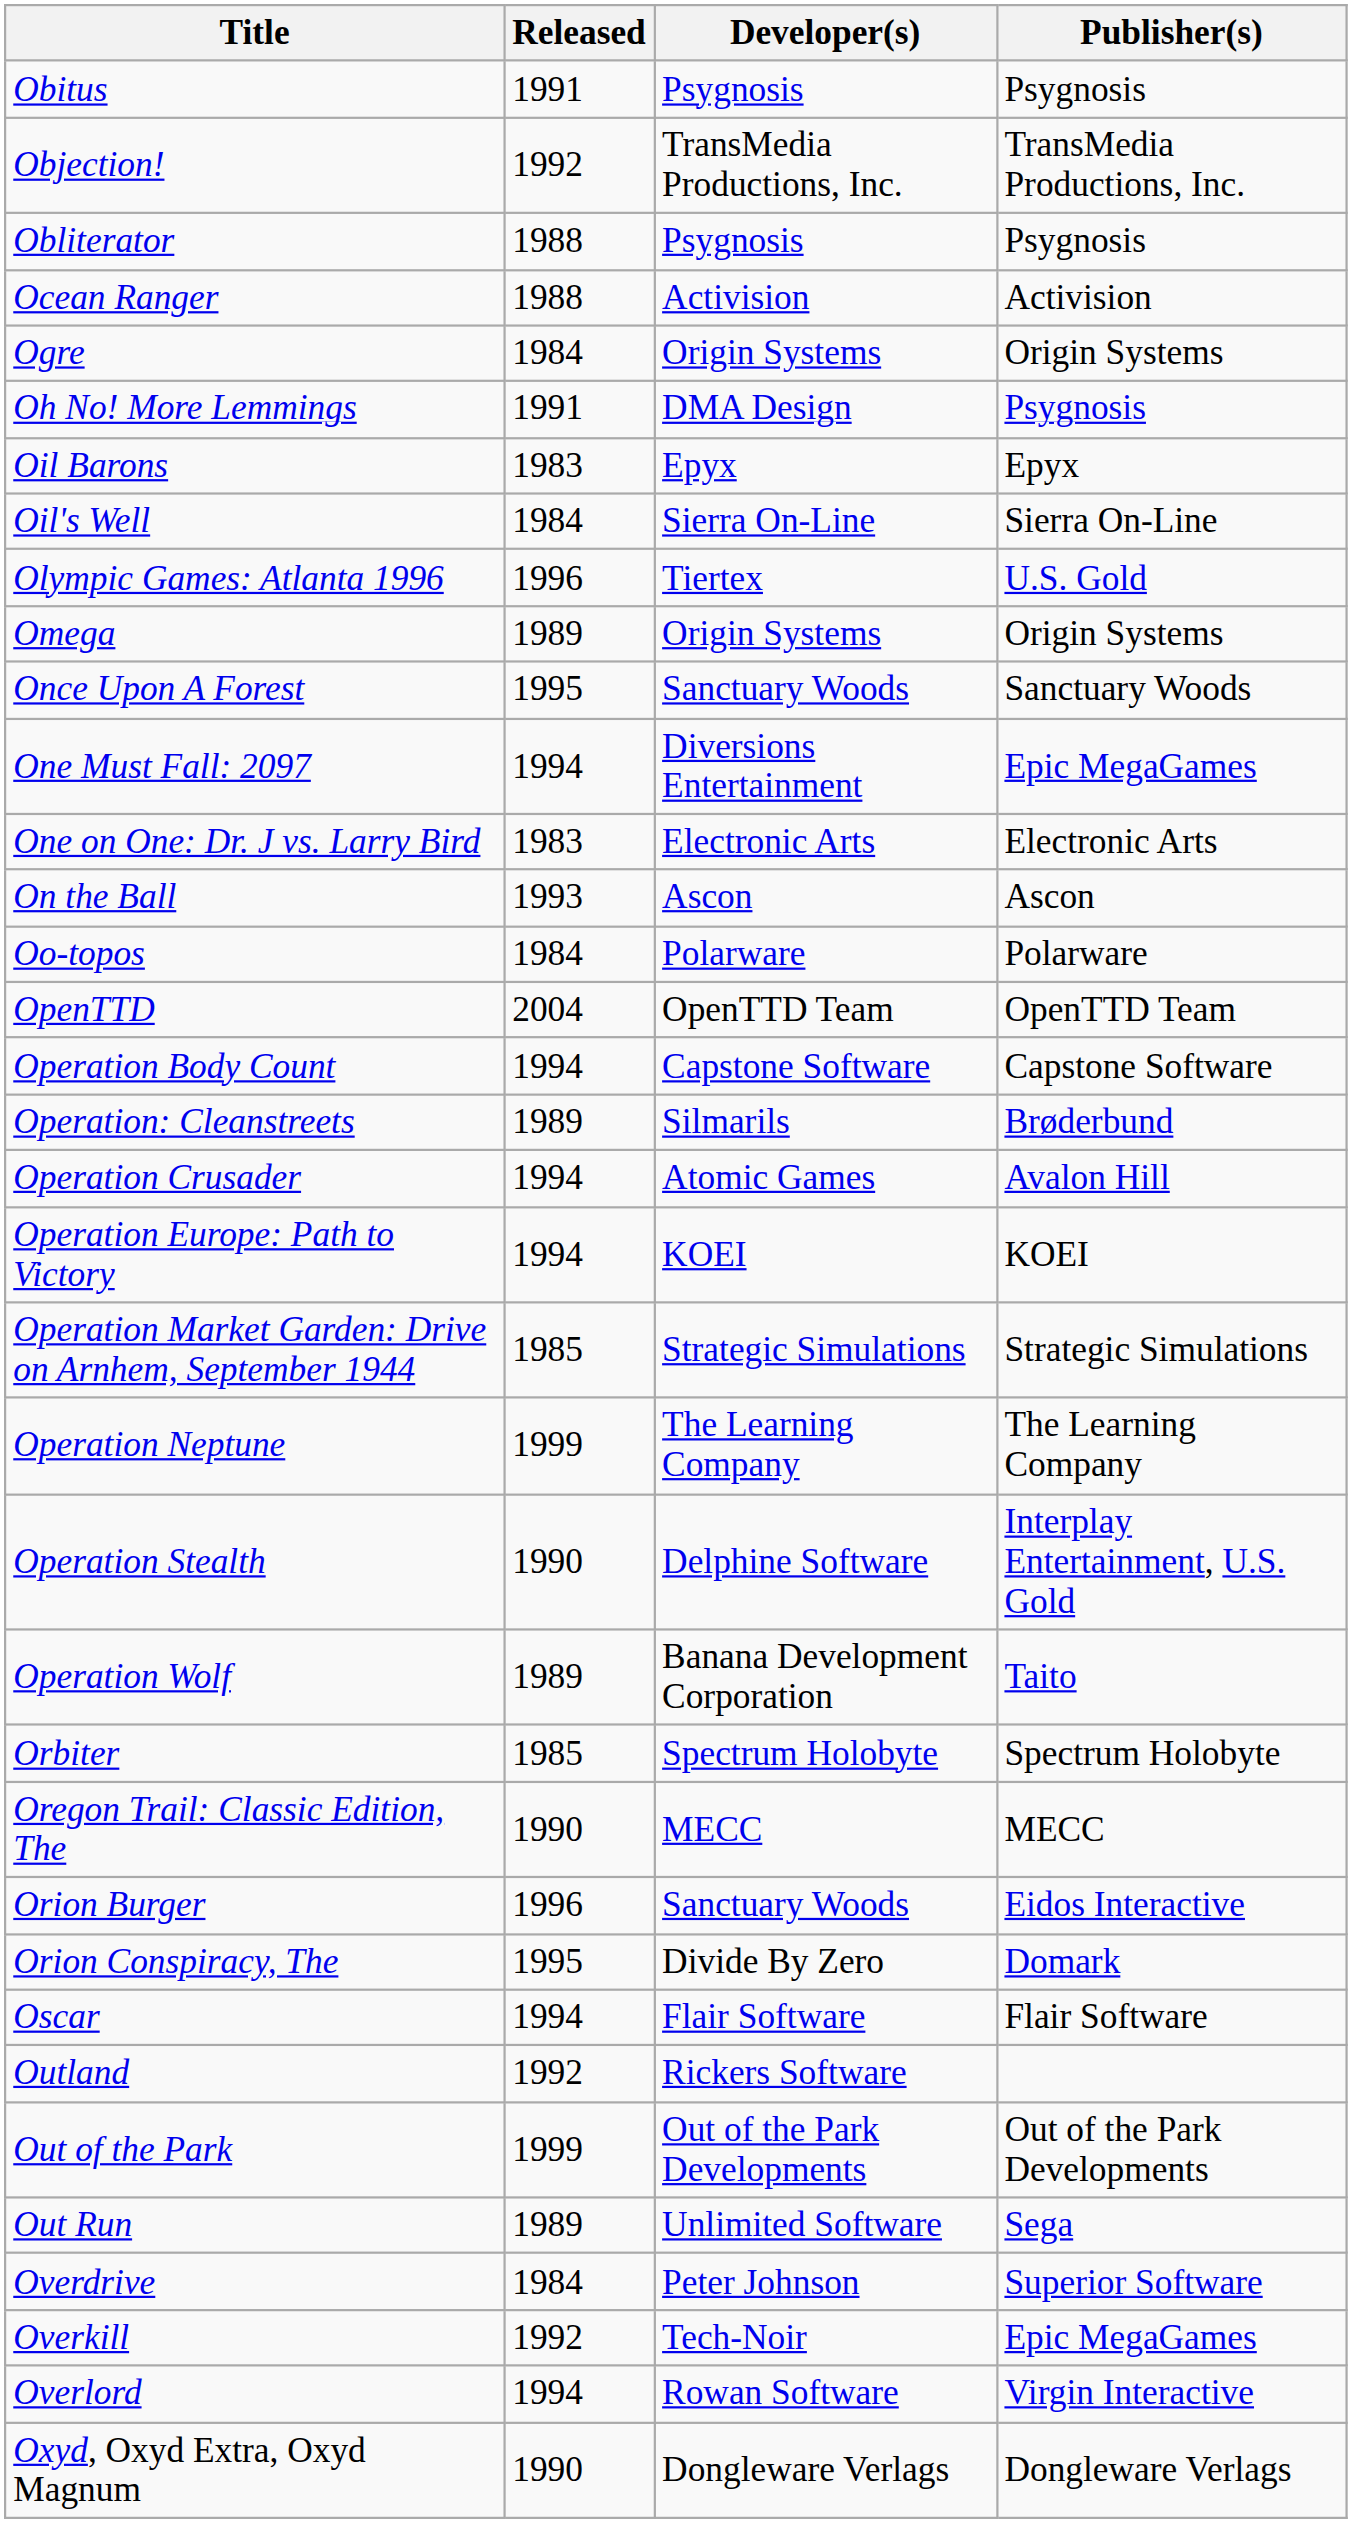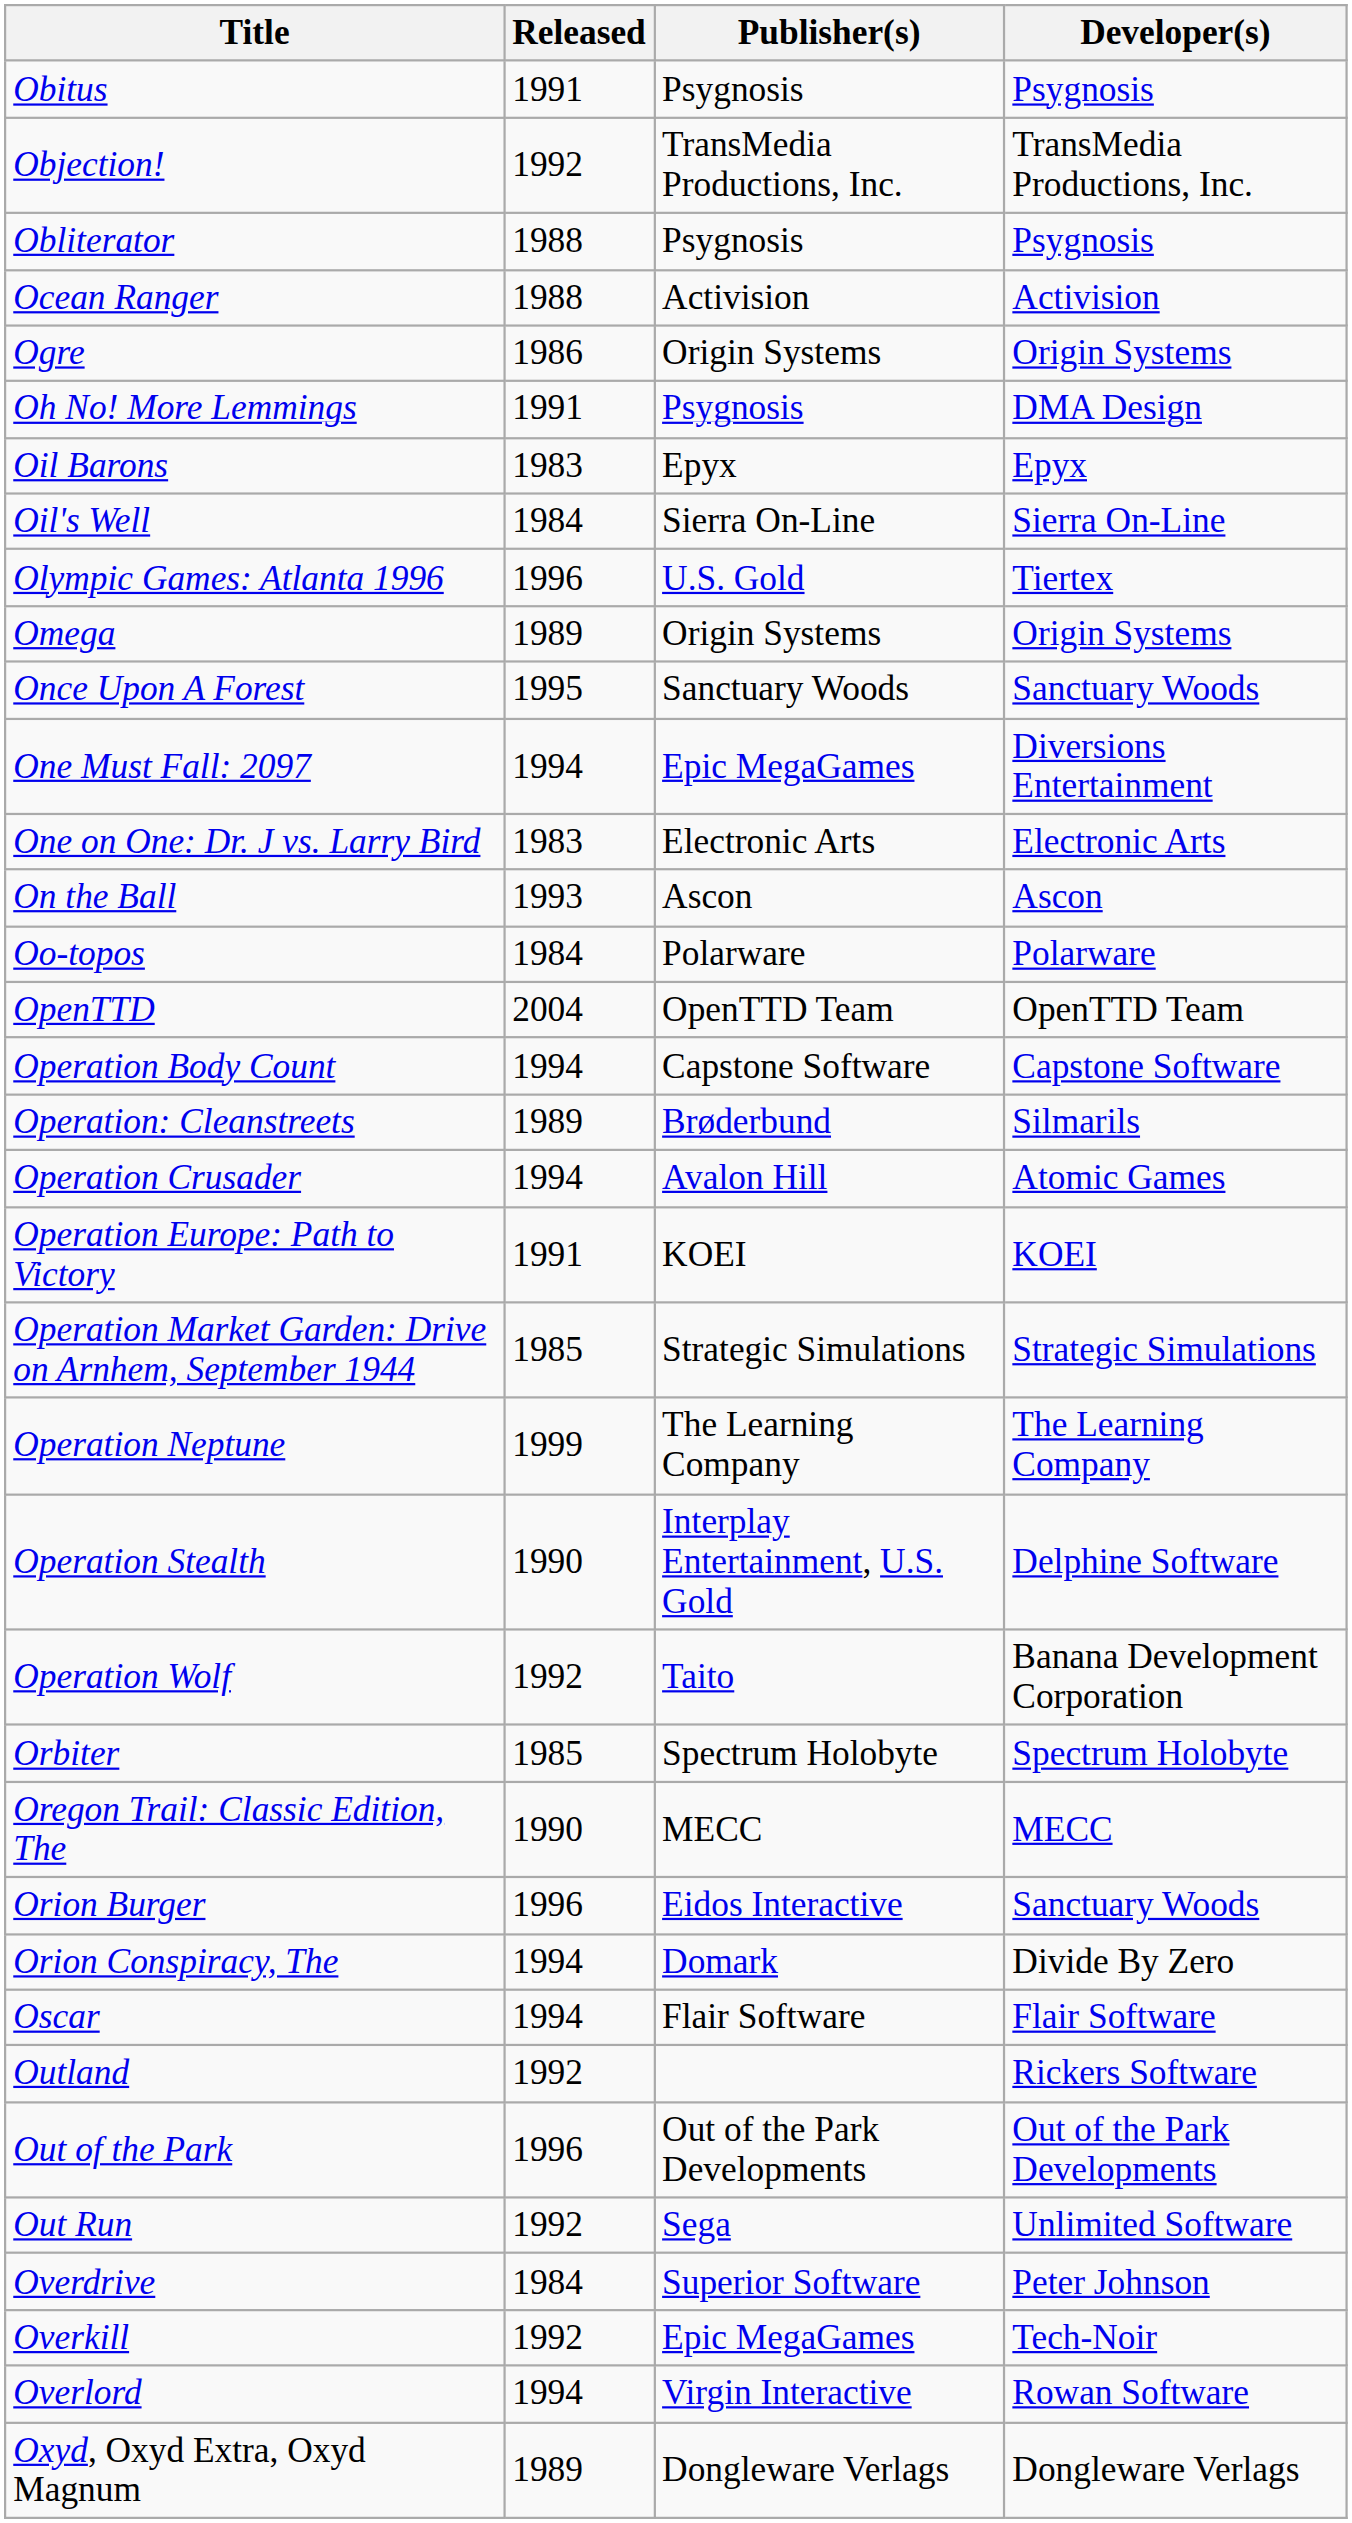columns swapped: (825, 32) <-> (1171, 32)
(548, 352) 1984 -> (548, 352) 1986
(548, 1253) 1994 -> (548, 1253) 1991
(548, 1676) 1989 -> (548, 1676) 1992
(548, 1960) 1995 -> (548, 1960) 1994
(548, 2148) 1999 -> (548, 2148) 1996
(548, 2224) 1989 -> (548, 2224) 1992
(548, 2469) 1990 -> (548, 2469) 1989
